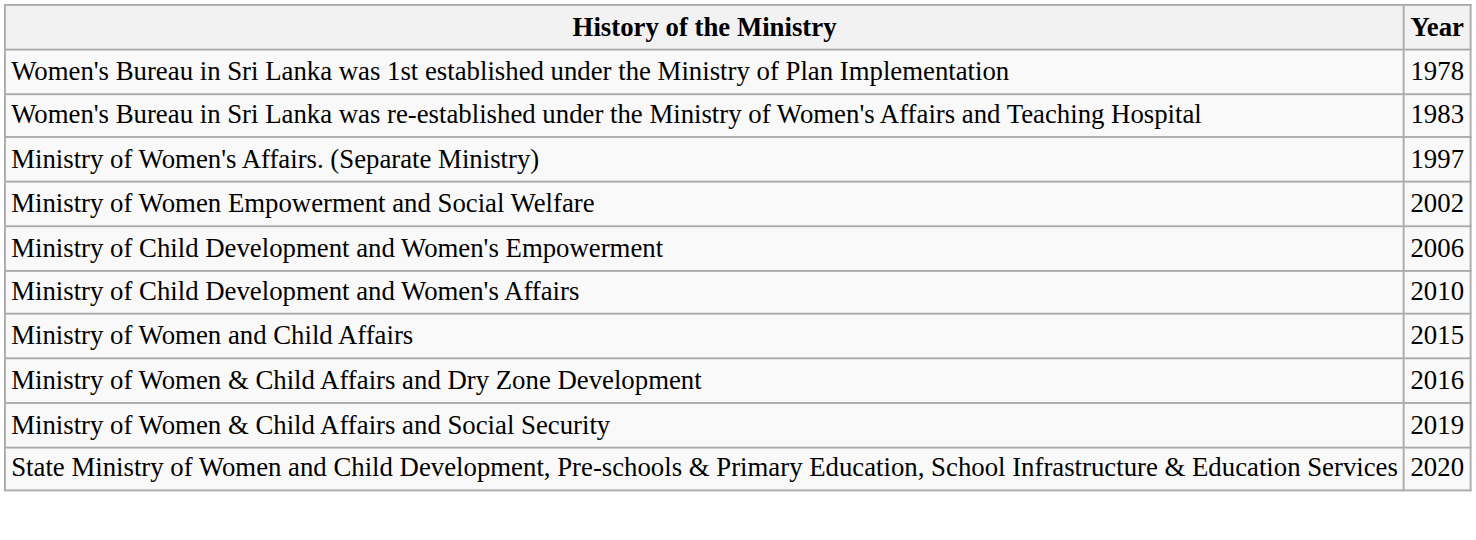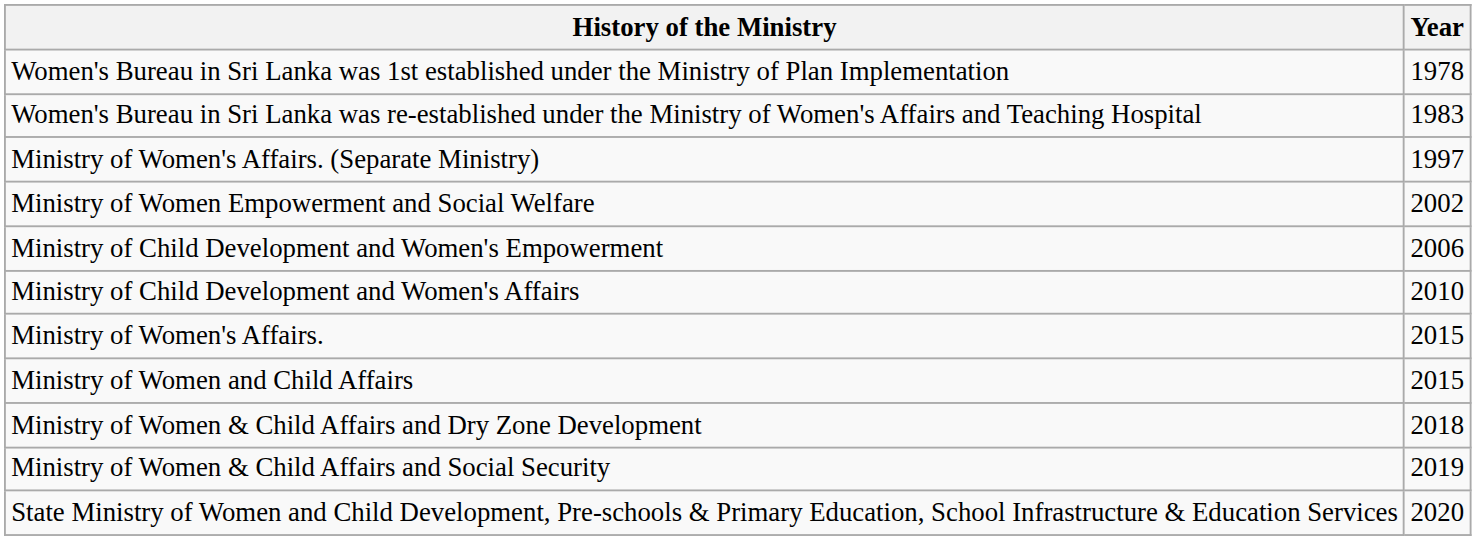+ row: (167, 336)
(1437, 380) 2016 -> (1437, 424) 2018
